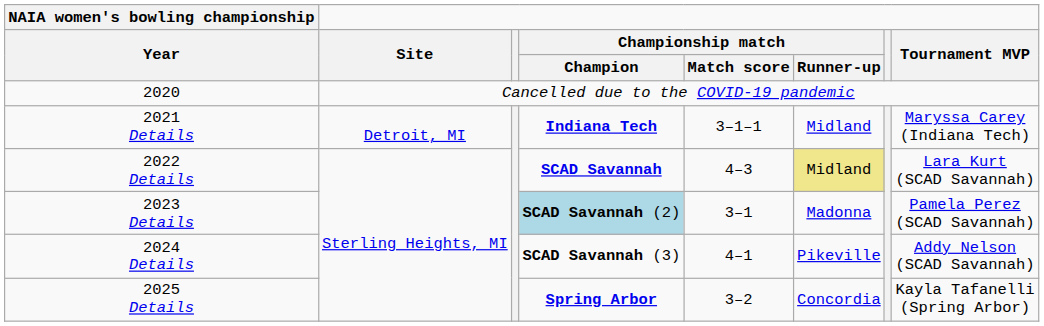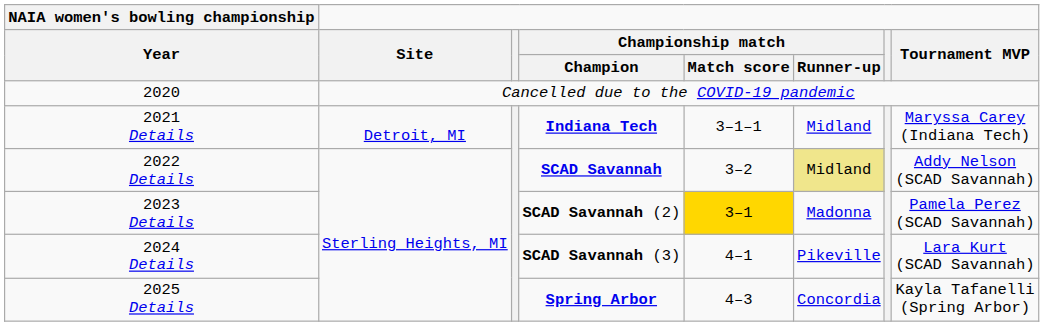(739, 170) 4–3 -> (739, 170) 3–2
(965, 170) Lara Kurt (SCAD Savannah) -> (965, 170) Addy Nelson (SCAD Savannah)
(601, 213) lightblue background -> (601, 213) no background
(739, 213) no background -> (739, 213) gold background
(965, 256) Addy Nelson (SCAD Savannah) -> (965, 256) Lara Kurt (SCAD Savannah)
(739, 299) 3–2 -> (739, 299) 4–3
